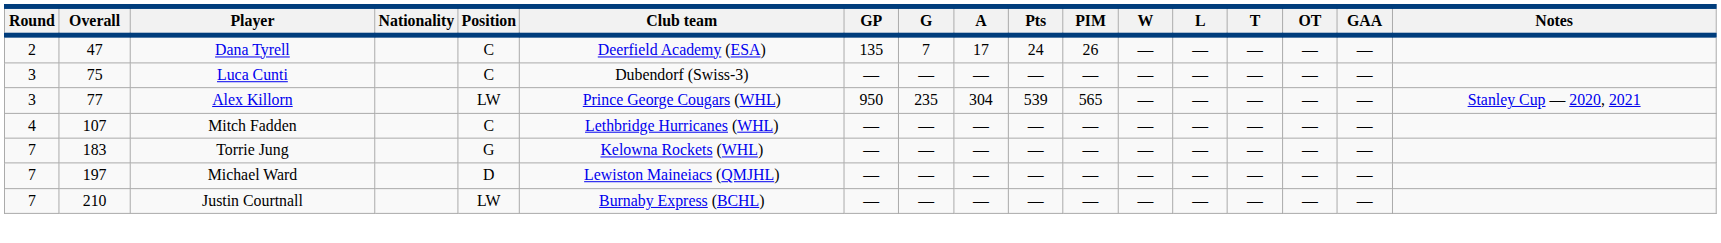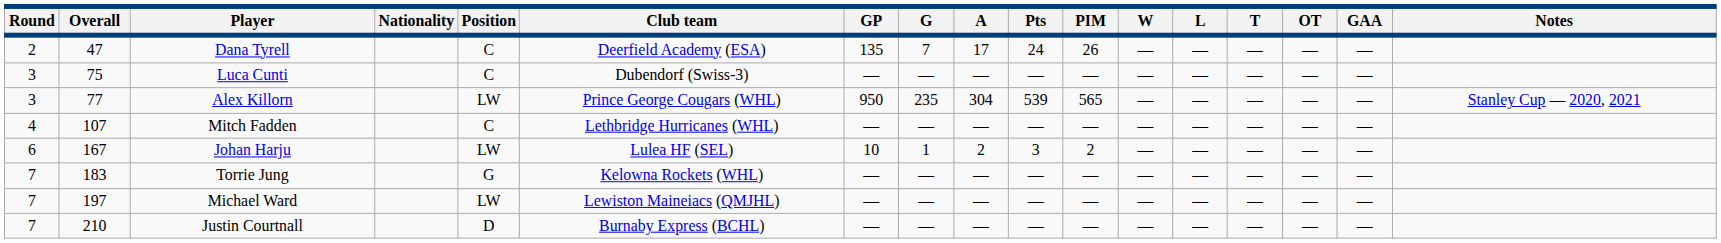+ row: (252, 150)
(489, 175) D -> (489, 200) LW
(489, 200) LW -> (489, 225) D
